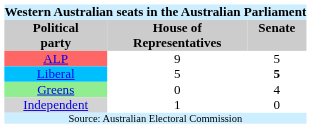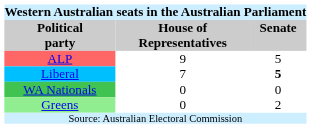(177, 73) 5 -> (183, 73) 7
+ row: (60, 89)
(277, 89) 4 -> (278, 104) 2
- row: (56, 104)
